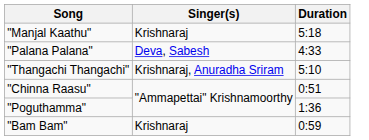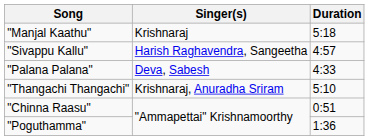+ row: (48, 51)
- row: (37, 127)
